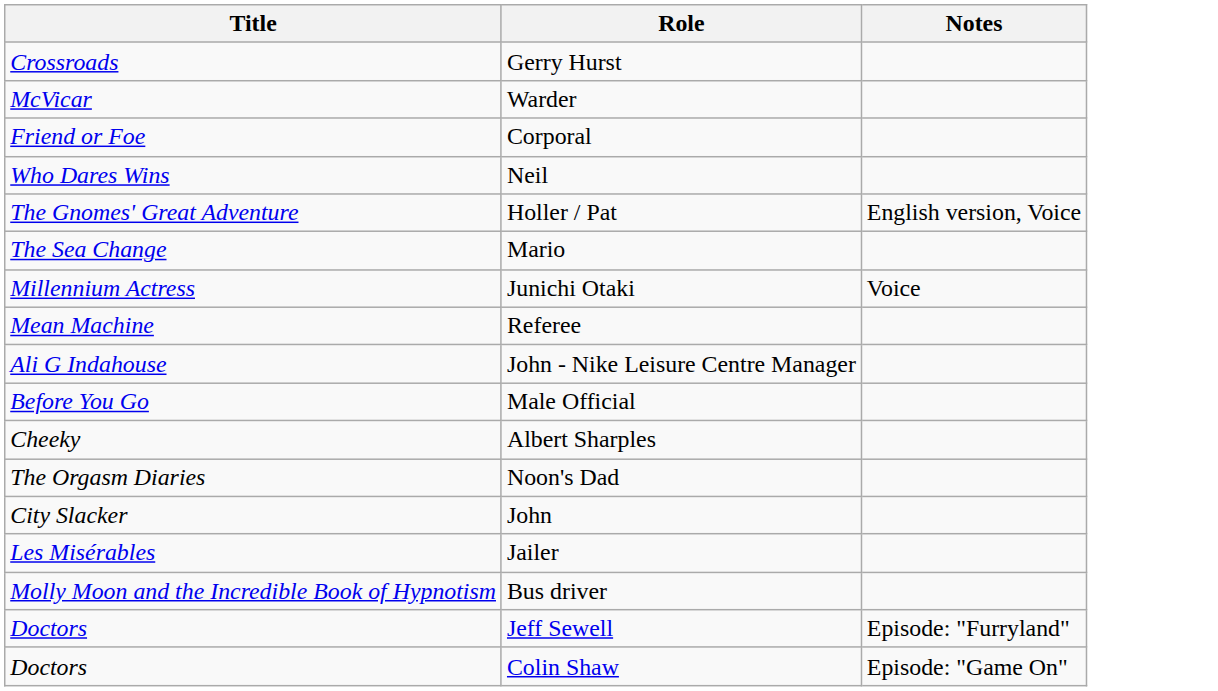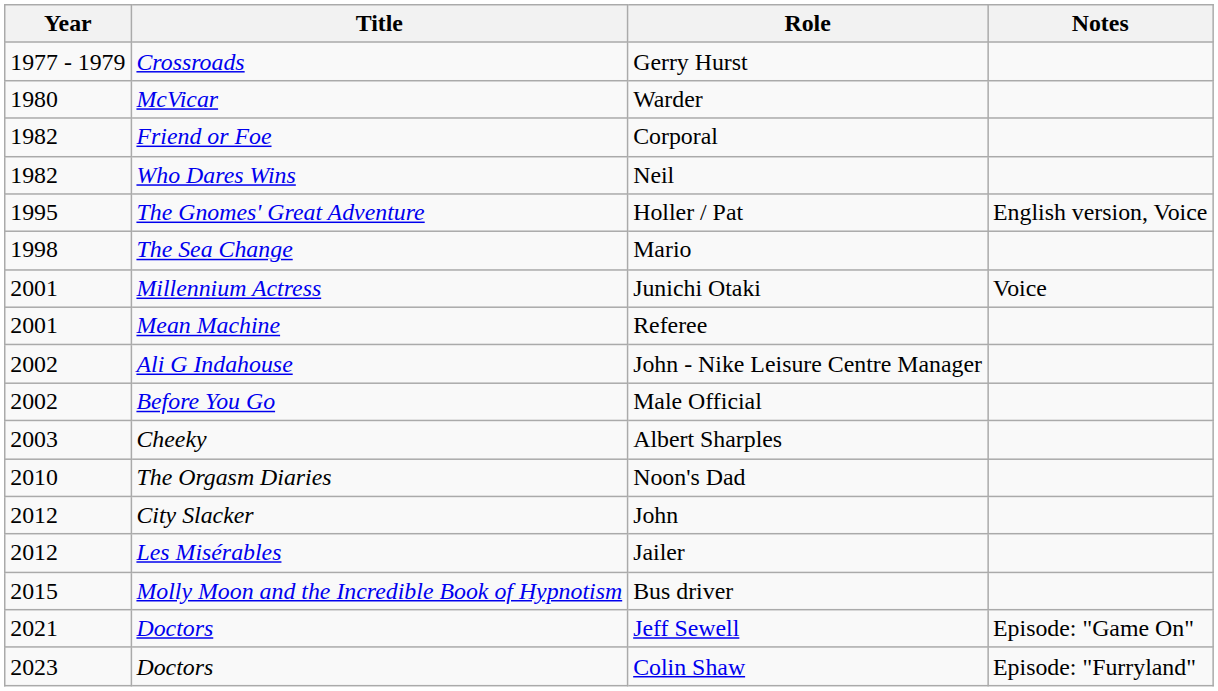+ column: (68, 23)
(968, 628) Episode: "Furryland" -> (1093, 628) Episode: "Game On"
(967, 666) Episode: "Game On" -> (1094, 666) Episode: "Furryland"
